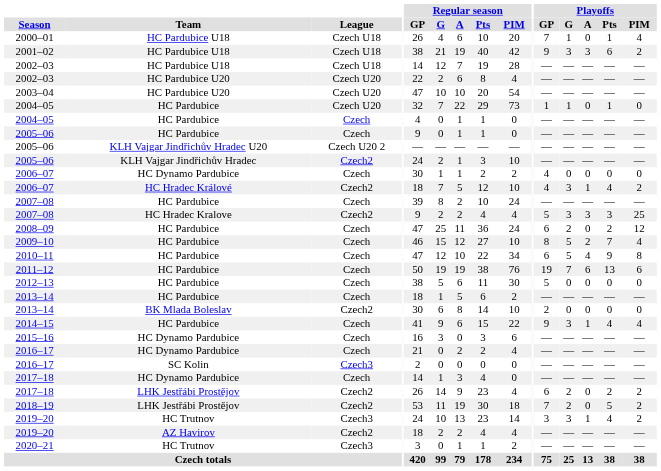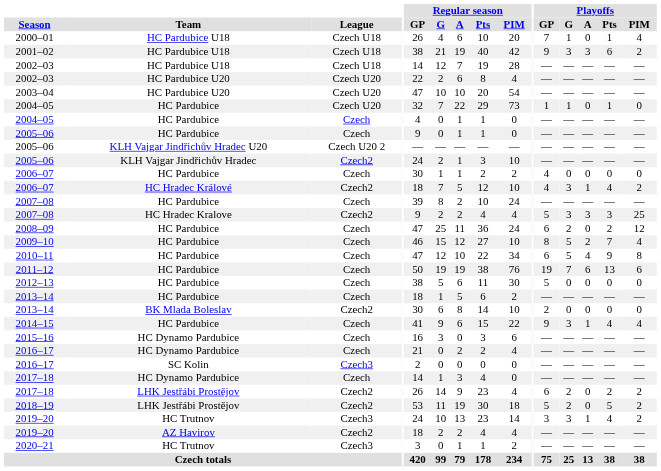(188, 174) HC Dynamo Pardubice -> (188, 174) HC Pardubice
(546, 405) 7 -> (546, 405) 5
